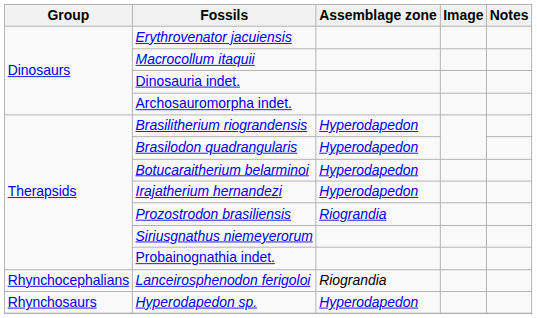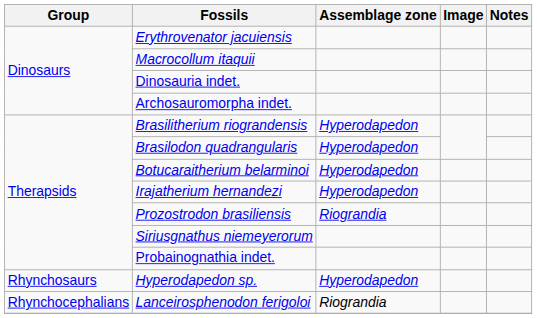rows swapped: (196, 302) <-> (223, 280)
